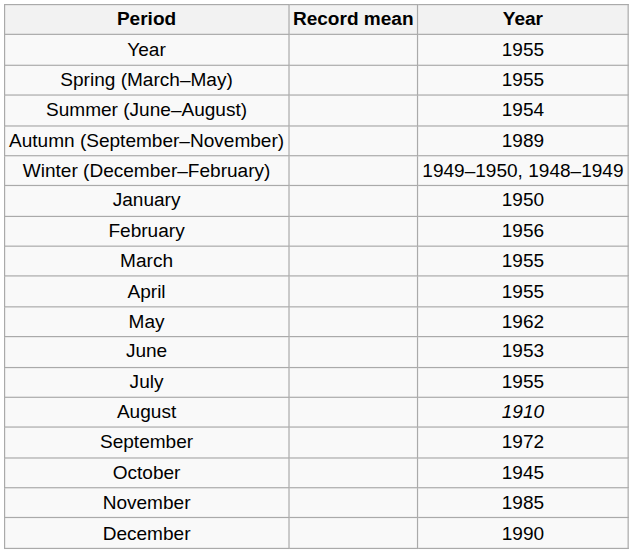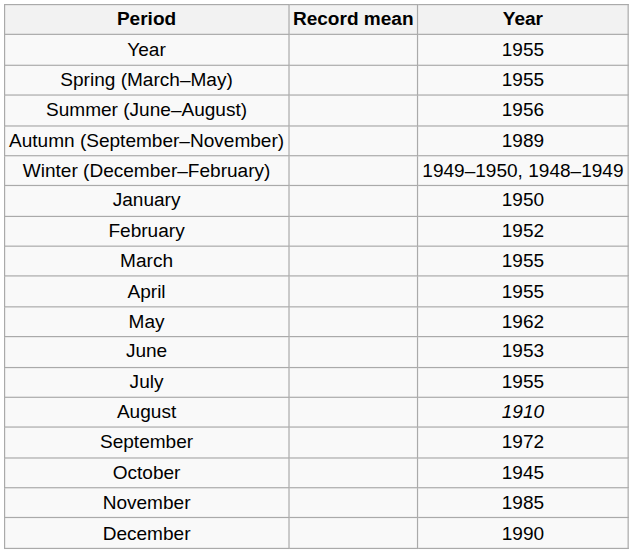(523, 110) 1954 -> (523, 110) 1956
(523, 230) 1956 -> (523, 230) 1952
